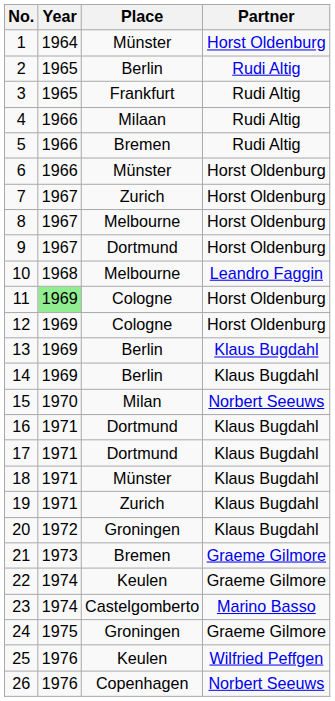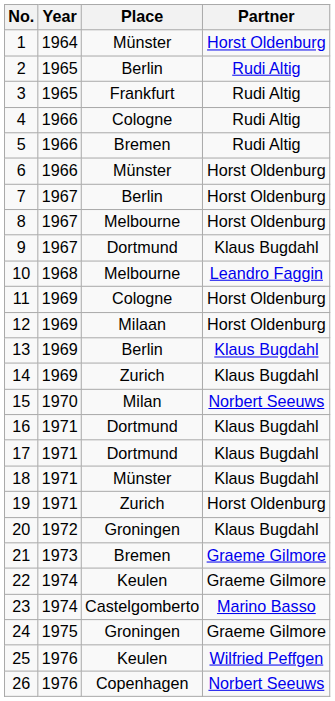(142, 119) Milaan -> (142, 119) Cologne
(142, 196) Zurich -> (142, 196) Berlin
(266, 247) Horst Oldenburg -> (266, 247) Klaus Bugdahl
(60, 299) lightgreen background -> (60, 299) no background
(142, 324) Cologne -> (142, 324) Milaan
(142, 376) Berlin -> (142, 376) Zurich
(266, 504) Klaus Bugdahl -> (266, 504) Horst Oldenburg
